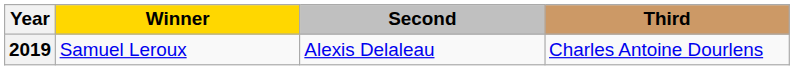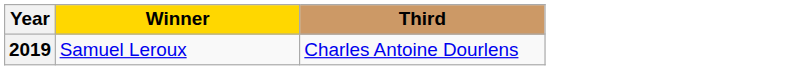- column: (422, 19)
